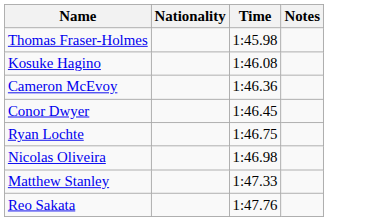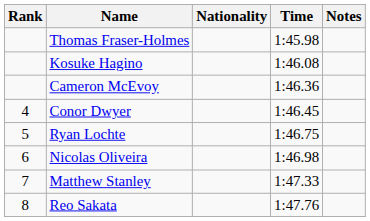+ column: (25, 16)
